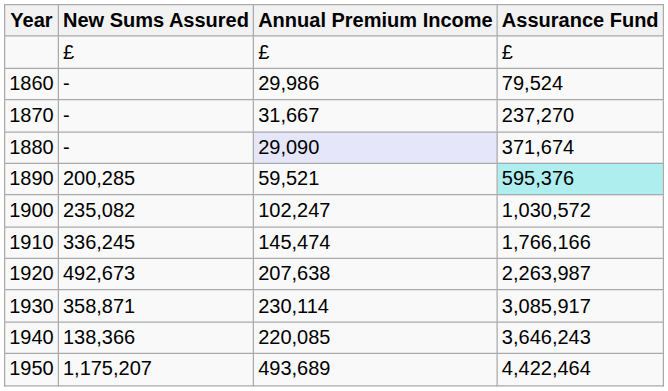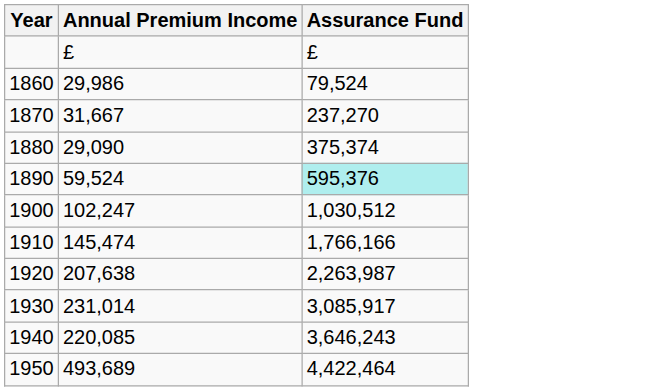- column: (156, 20)
(289, 147) lavender background -> (94, 147) no background
(538, 147) 371,674 -> (343, 147) 375,374
(289, 178) 59,521 -> (94, 178) 59,524
(546, 210) 1,030,572 -> (351, 210) 1,030,512
(294, 305) 230,114 -> (99, 305) 231,014
